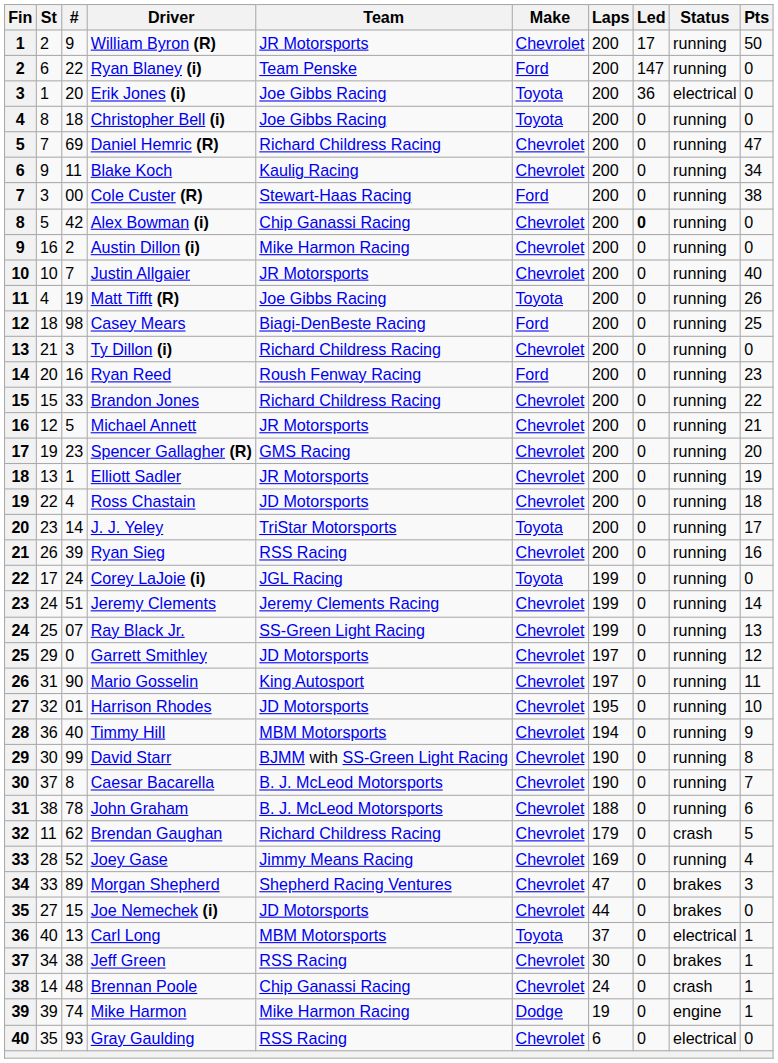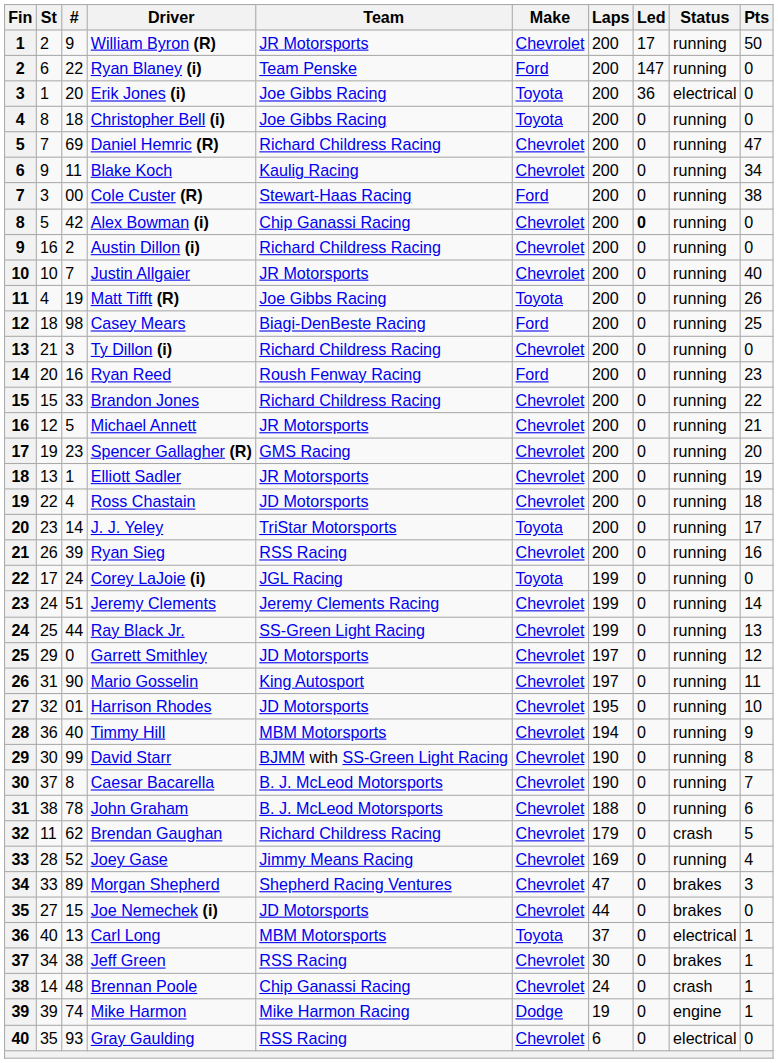(334, 247) Mike Harmon Racing -> (350, 247) Richard Childress Racing
(74, 630) 07 -> (74, 630) 44
